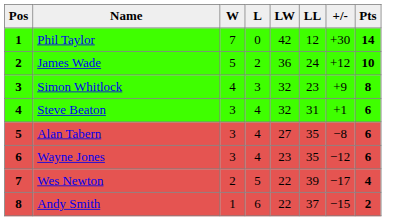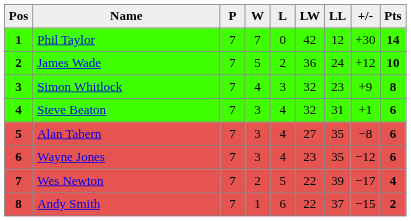+ column: (232, 16)
